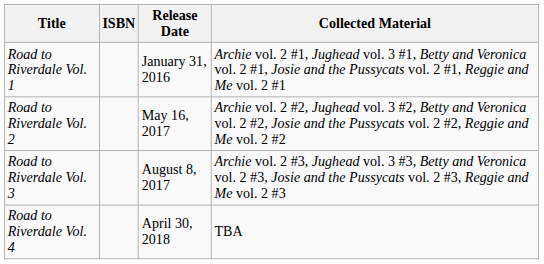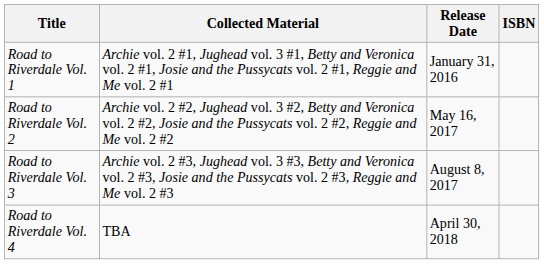columns swapped: (119, 23) <-> (375, 23)
